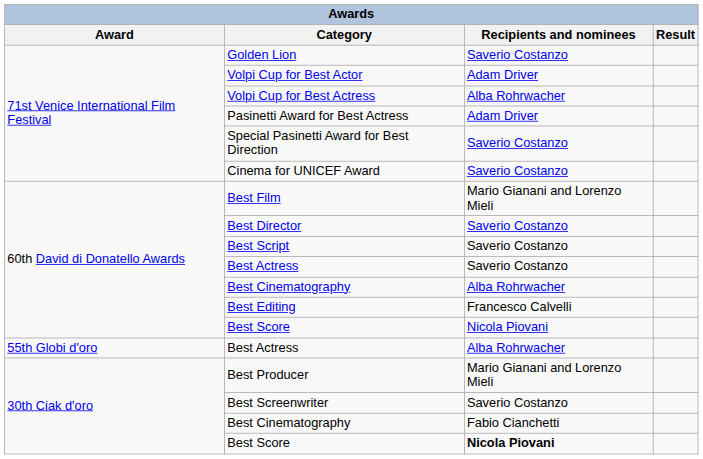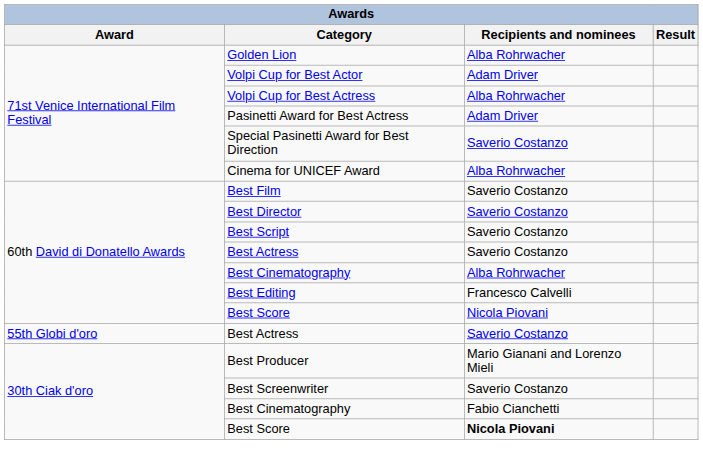(517, 55) Saverio Costanzo -> (516, 55) Alba Rohrwacher
(517, 171) Saverio Costanzo -> (516, 171) Alba Rohrwacher
(544, 198) Mario Gianani and Lorenzo Mieli -> (517, 191) Saverio Costanzo
(516, 347) Alba Rohrwacher -> (517, 333) Saverio Costanzo
